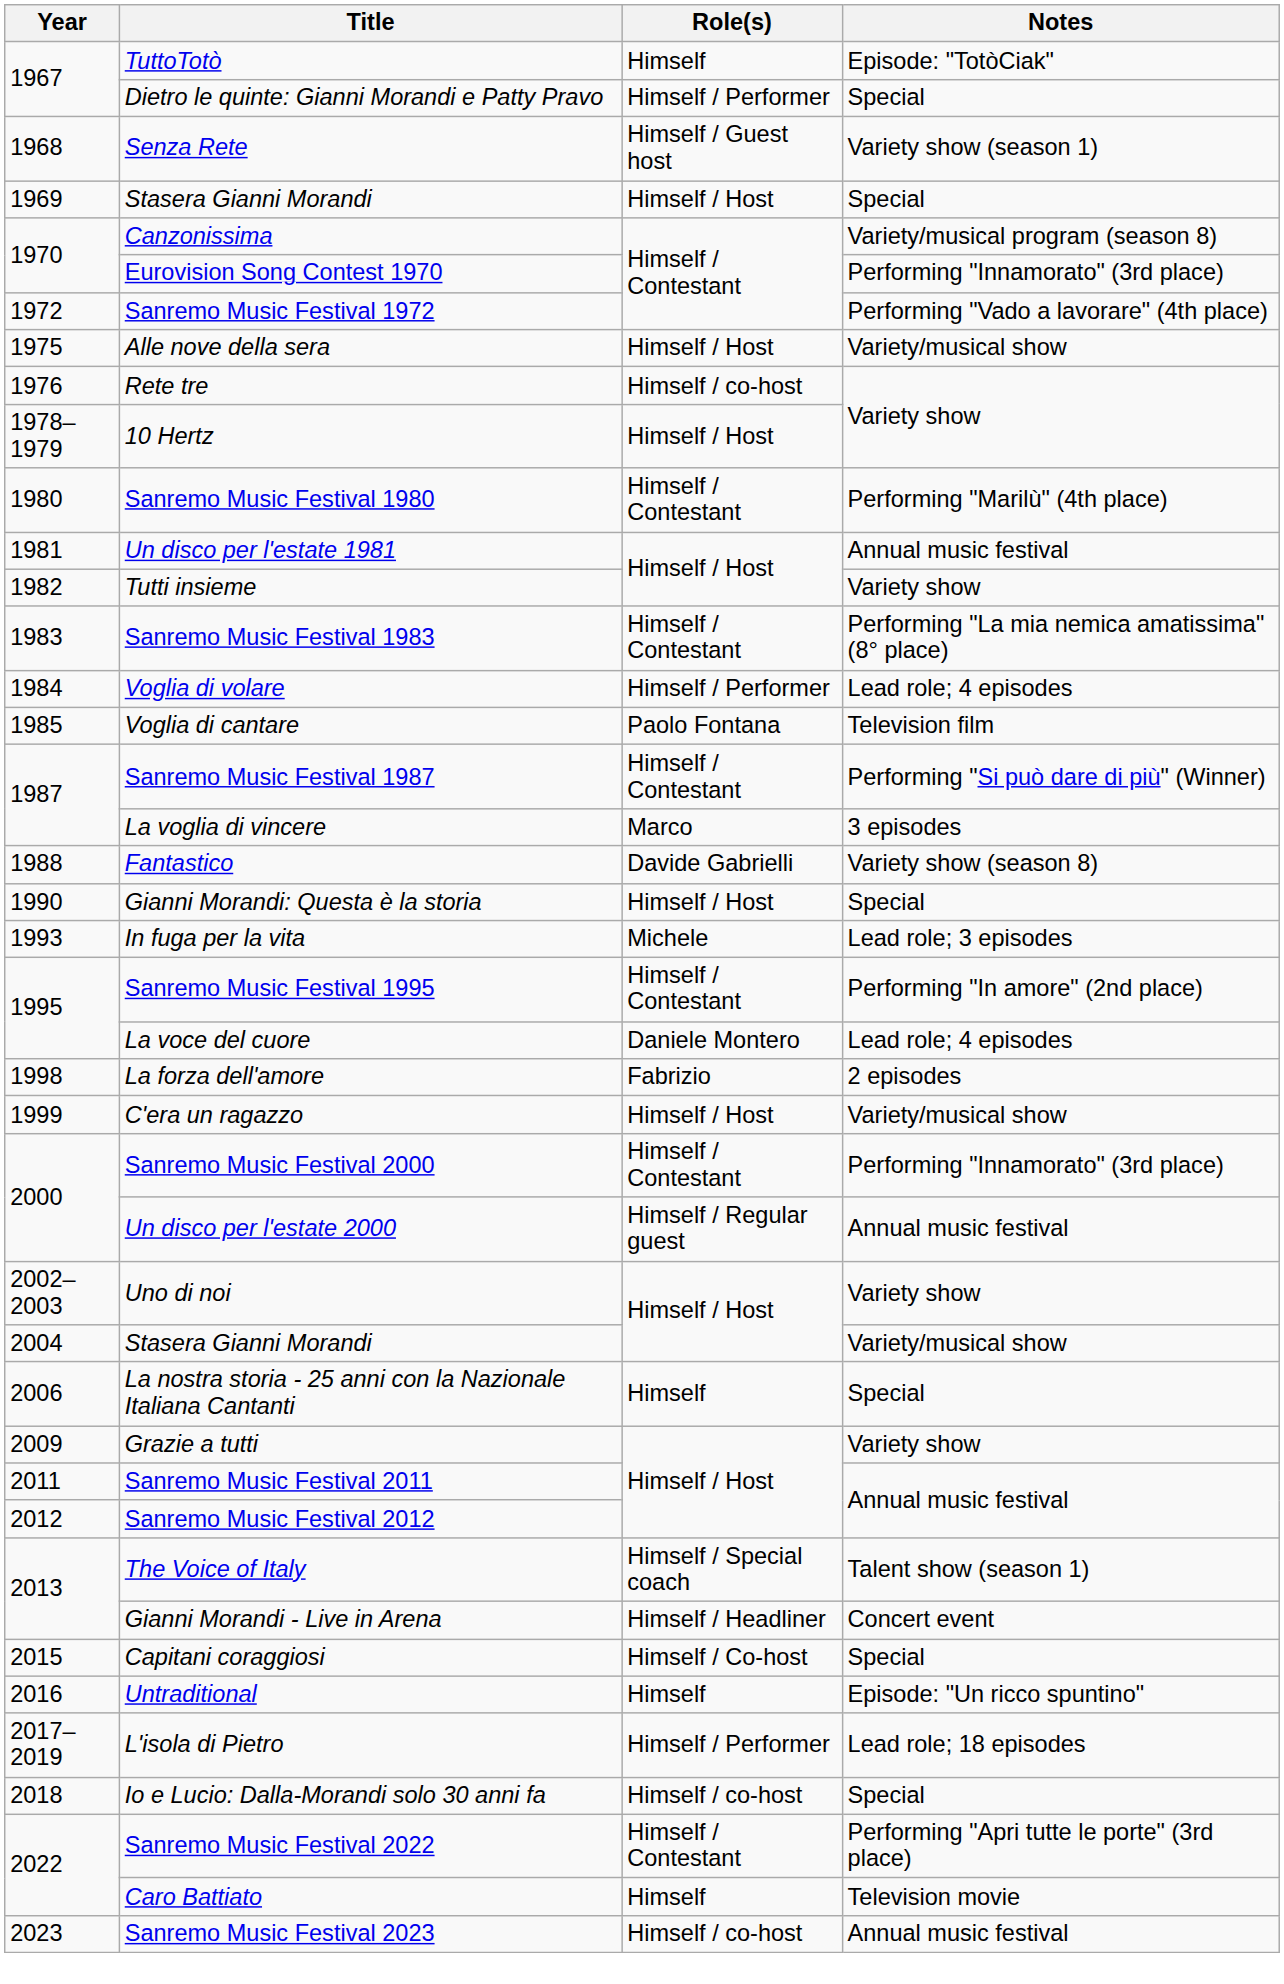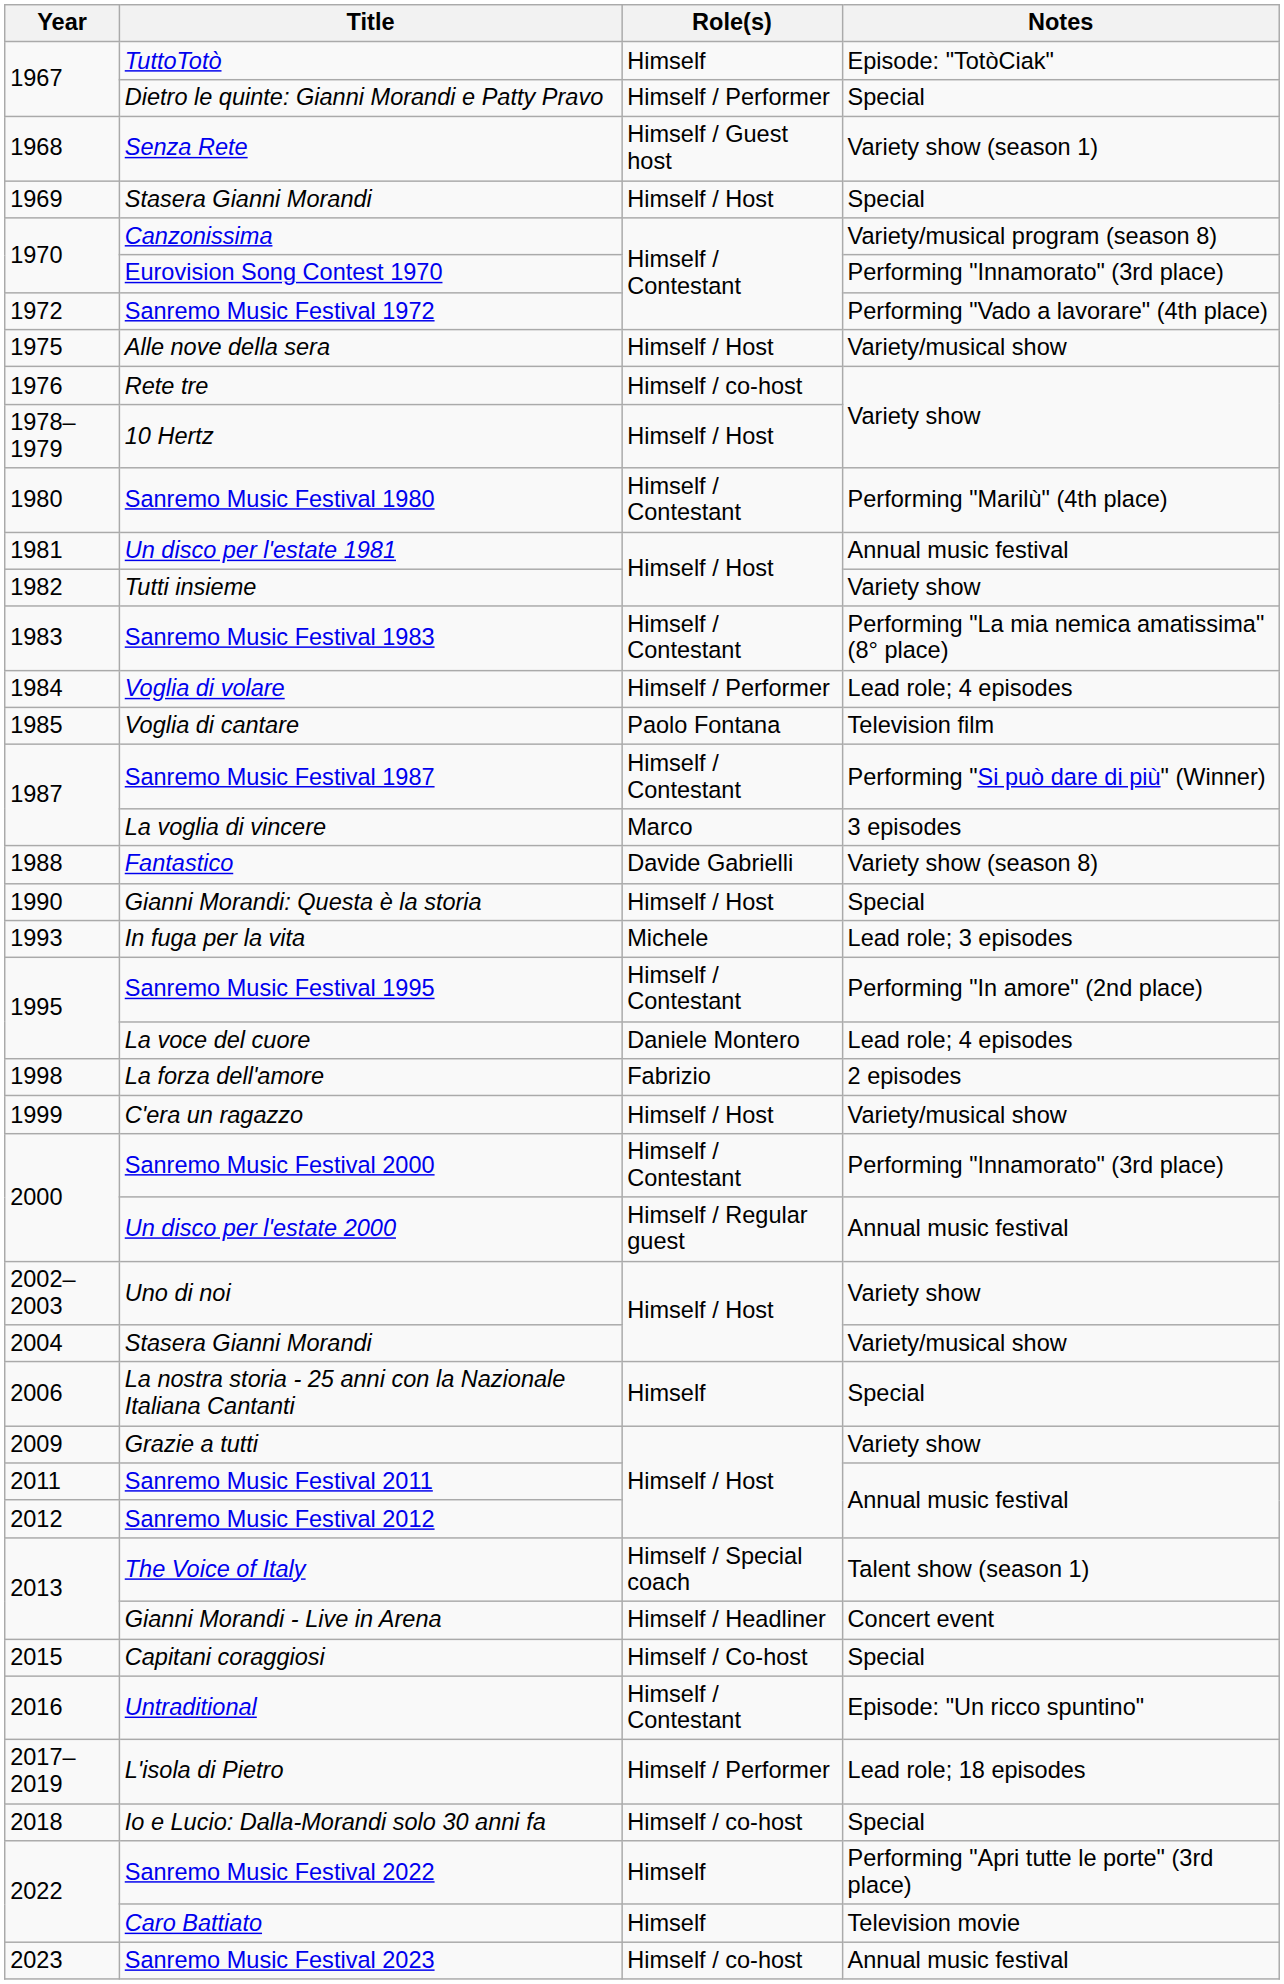(666, 1694) Himself -> (684, 1707) Himself / Contestant
(684, 1845) Himself / Contestant -> (666, 1872) Himself
